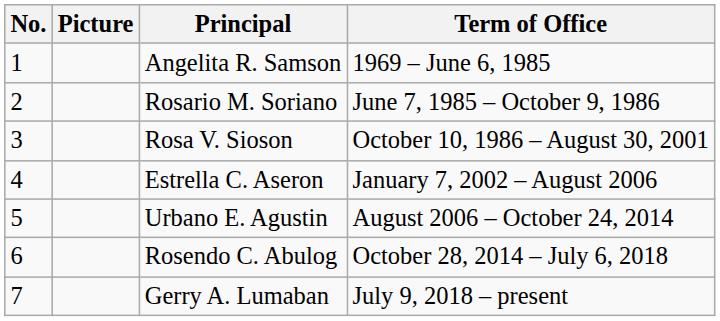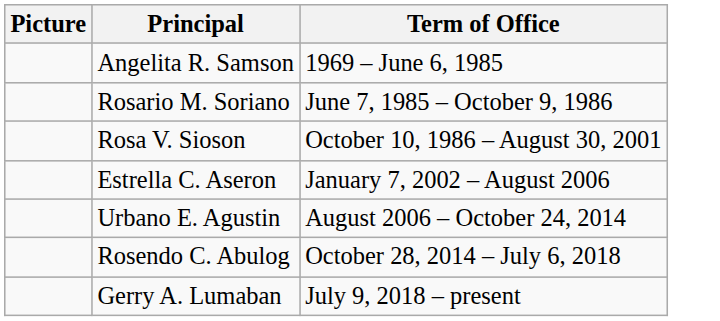- column: (28, 23)
